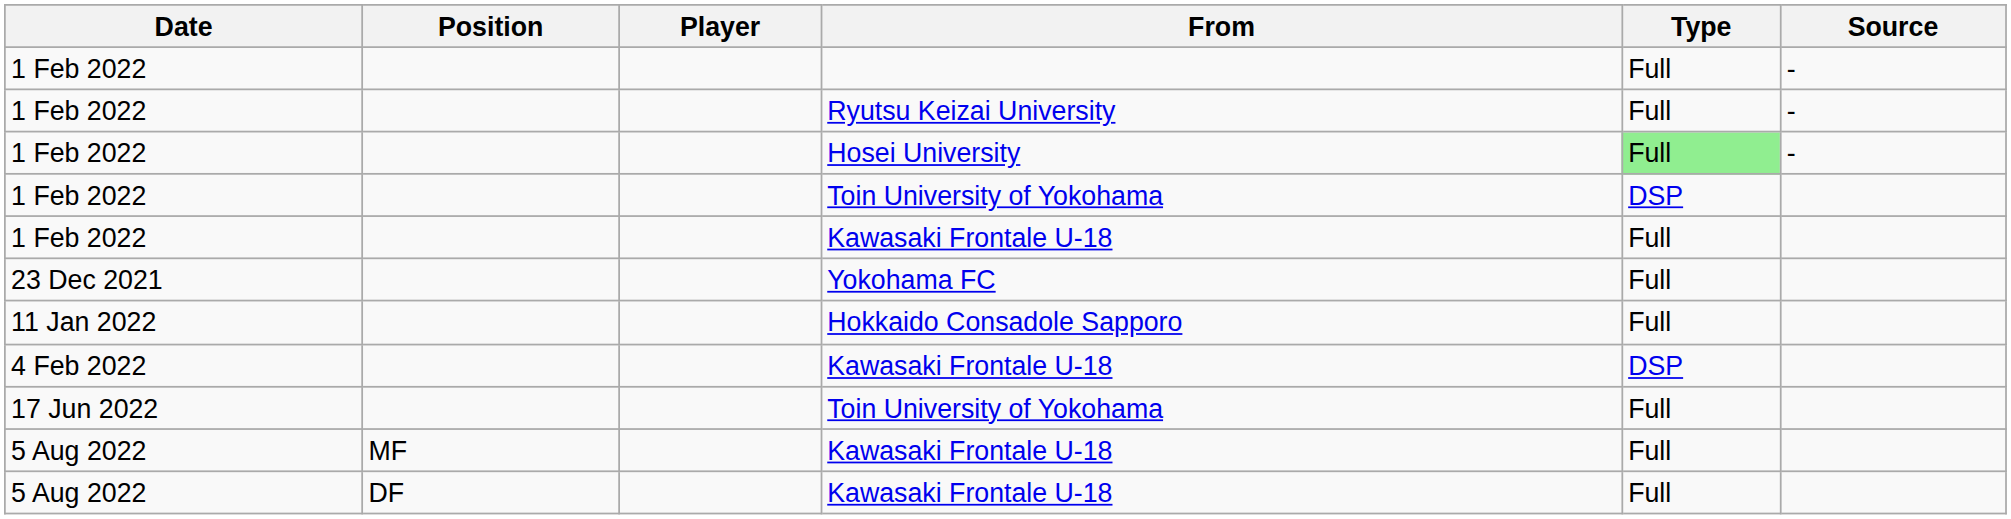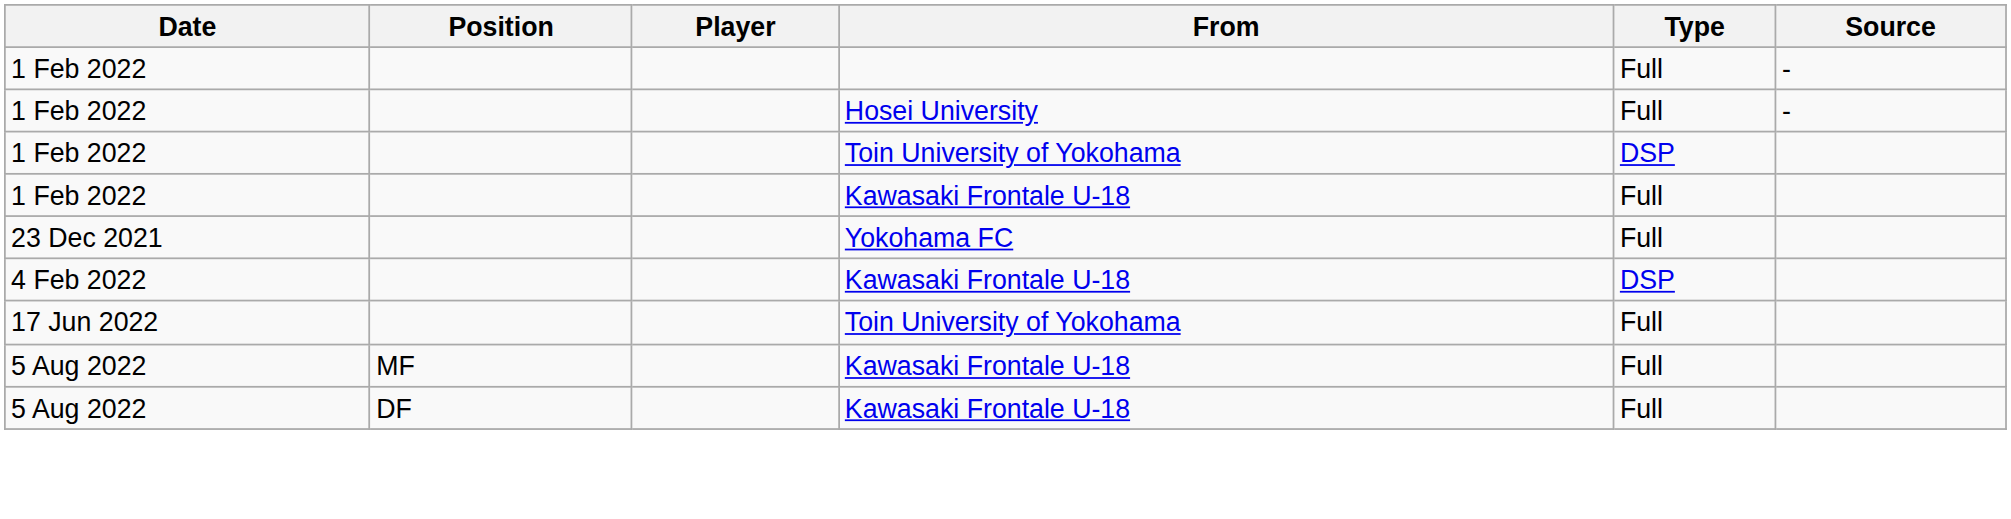- row: (79, 111)
(1650, 153) lightgreen background -> (1641, 111) no background
- row: (84, 323)
